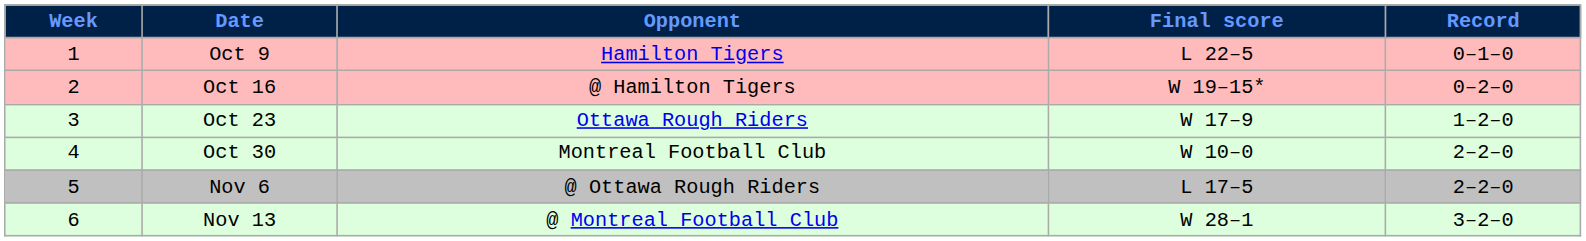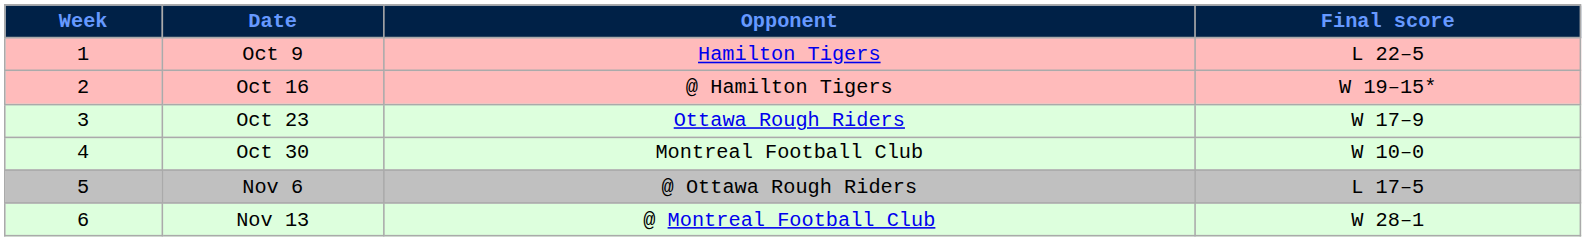- column: (1483, 21)
